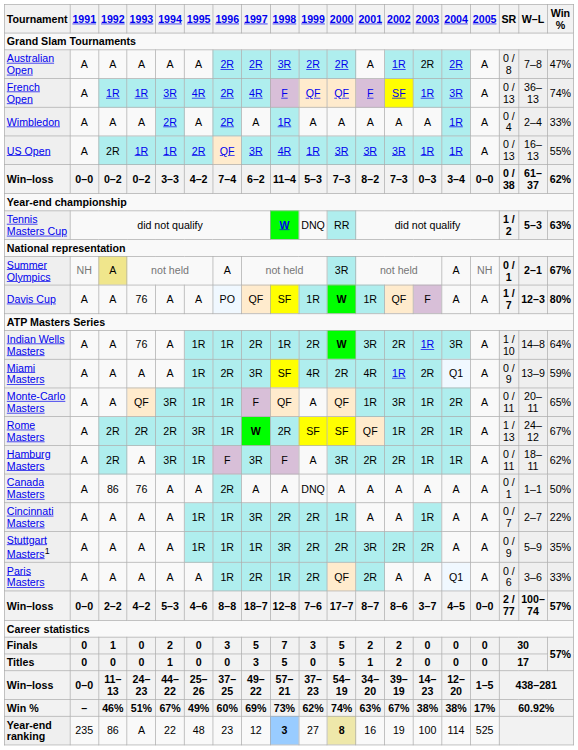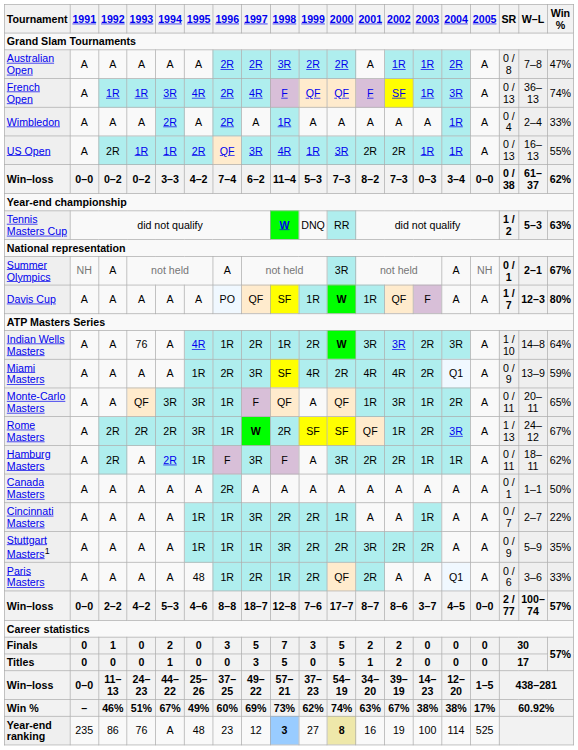(427, 64) 2R -> (427, 64) 1R
(370, 151) 3R -> (370, 151) 2R
(399, 151) 3R -> (399, 151) 2R
(113, 271) khaki background -> (113, 271) no background
(141, 299) 76 -> (141, 299) A
(199, 345) 1R -> (199, 345) 4R
(399, 345) 2R -> (399, 345) 3R
(427, 345) 1R -> (427, 345) 2R
(399, 374) 1R -> (399, 374) 4R
(199, 402) 1R -> (199, 402) 3R
(456, 431) 1R -> (456, 431) 3R
(170, 460) 3R -> (170, 460) 2R
(113, 489) 86 -> (113, 489) A
(141, 489) 76 -> (141, 489) A
(313, 489) DNQ -> (313, 489) A
(199, 577) A -> (199, 577) 48
(141, 731) A -> (141, 731) 76
(170, 731) 22 -> (170, 731) A
